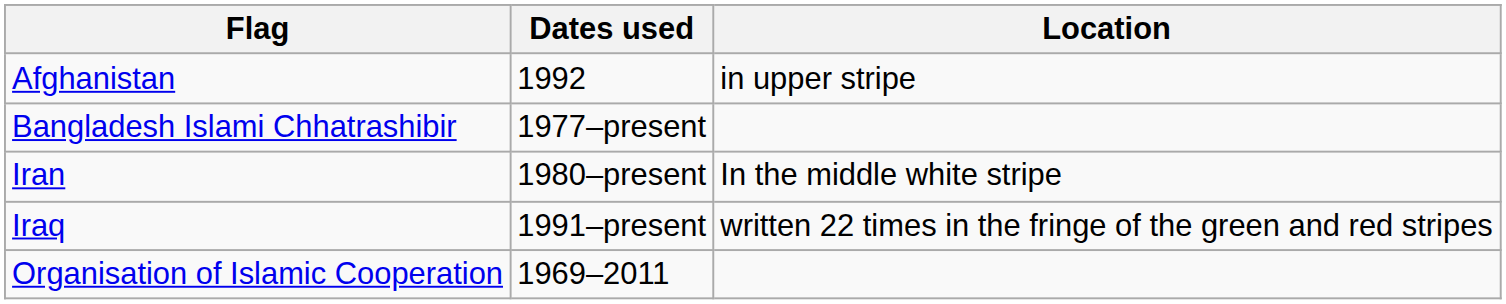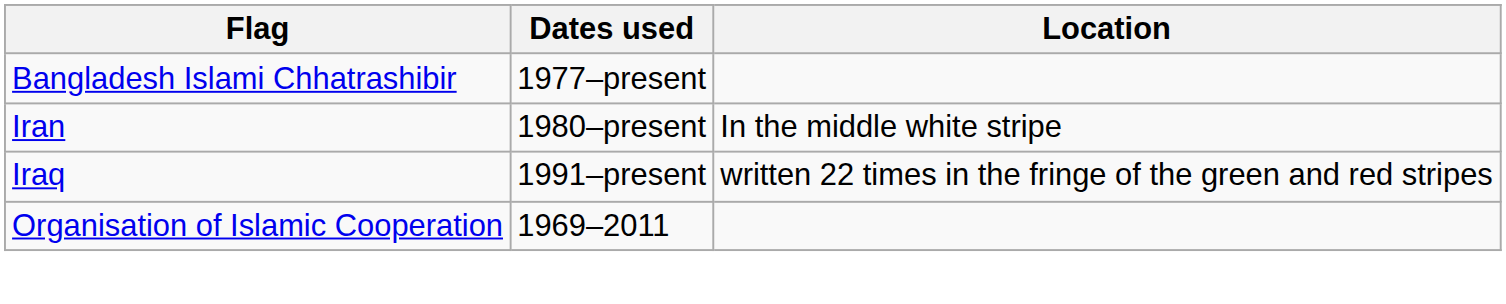- row: (94, 77)
